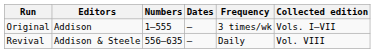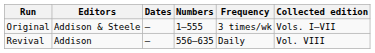columns swapped: (164, 12) <-> (200, 12)
(73, 26) Addison -> (97, 26) Addison & Steele
(97, 41) Addison & Steele -> (73, 41) Addison
